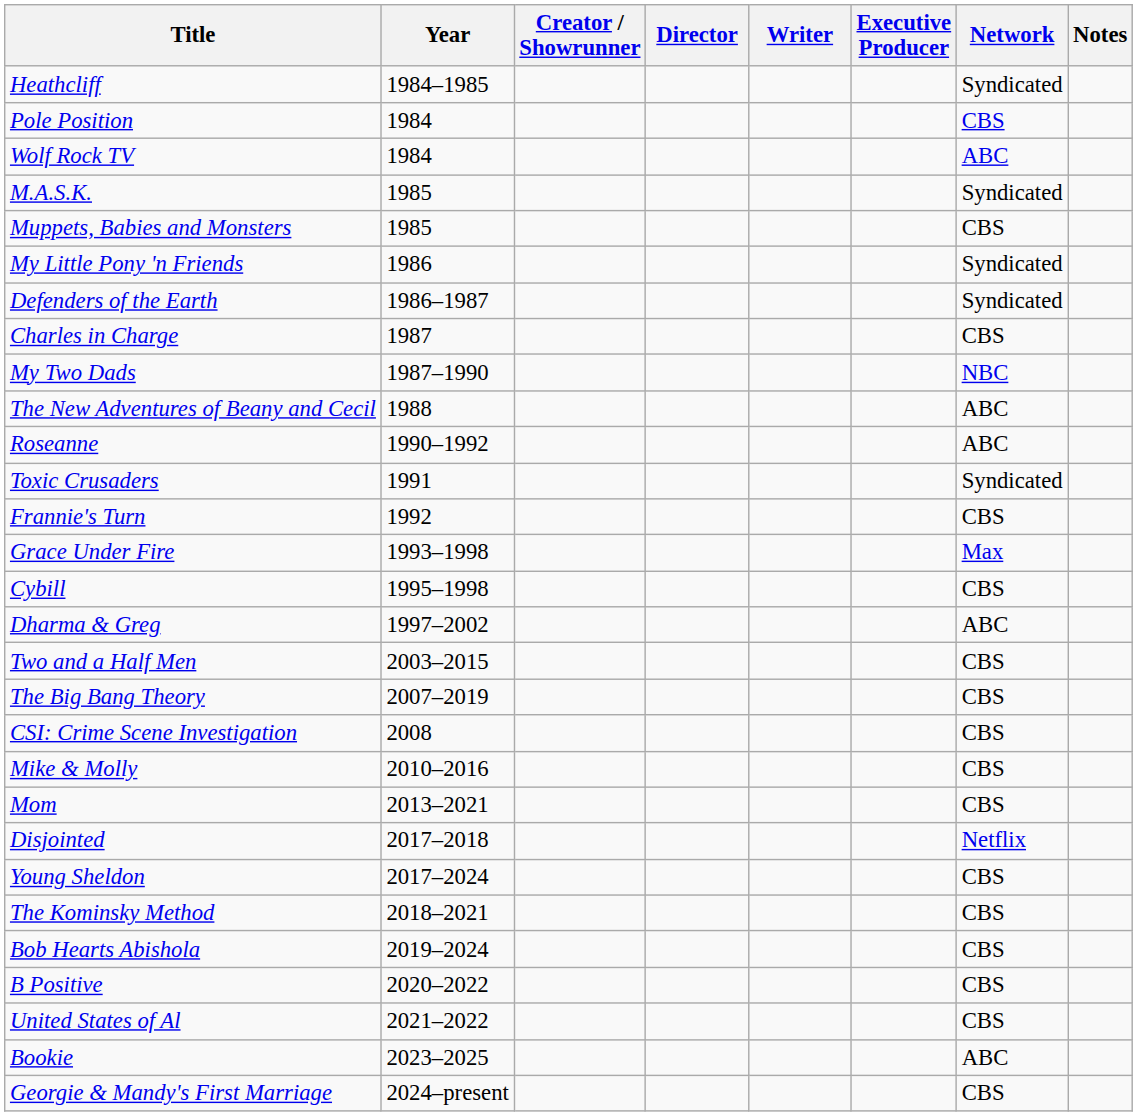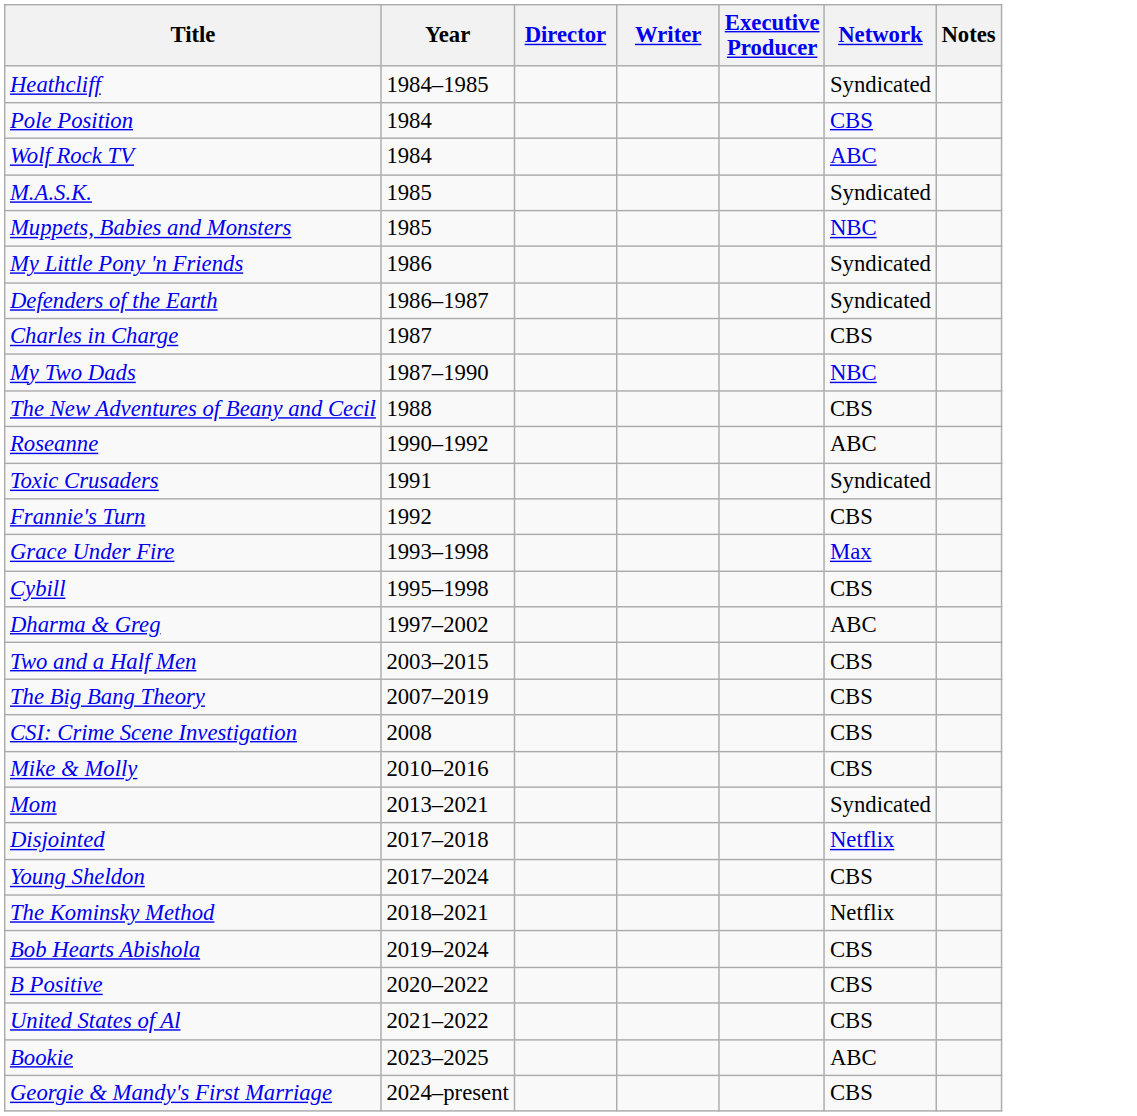- column: (580, 35)
(983, 228) CBS -> (853, 228) NBC
(985, 408) ABC -> (851, 408) CBS
(983, 804) CBS -> (880, 804) Syndicated
(983, 912) CBS -> (862, 912) Netflix
